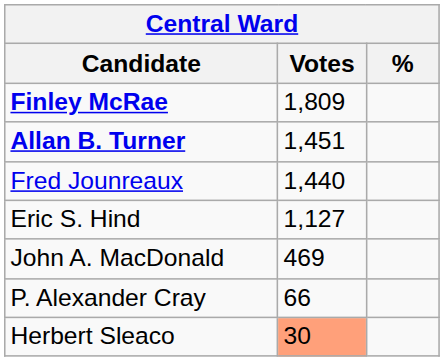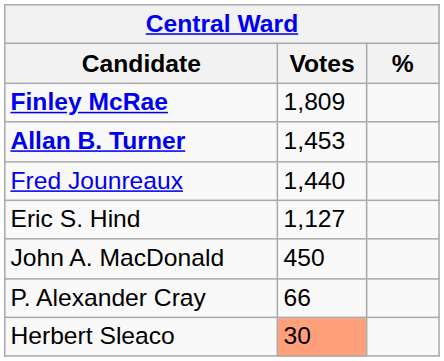(314, 141) 1,451 -> (314, 141) 1,453
(304, 258) 469 -> (304, 258) 450
